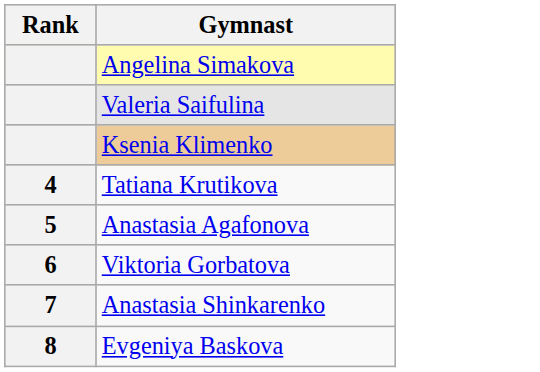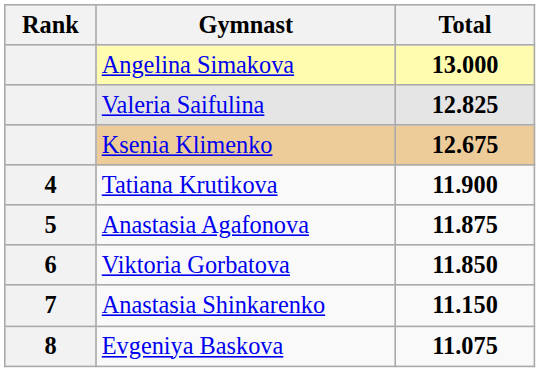+ column: (465, 24)
